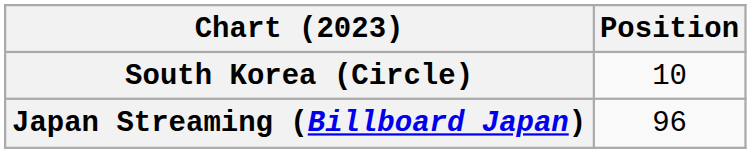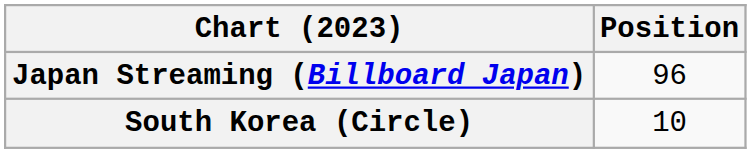rows swapped: (299, 123) <-> (299, 76)
